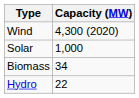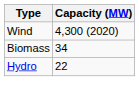- row: (20, 48)
